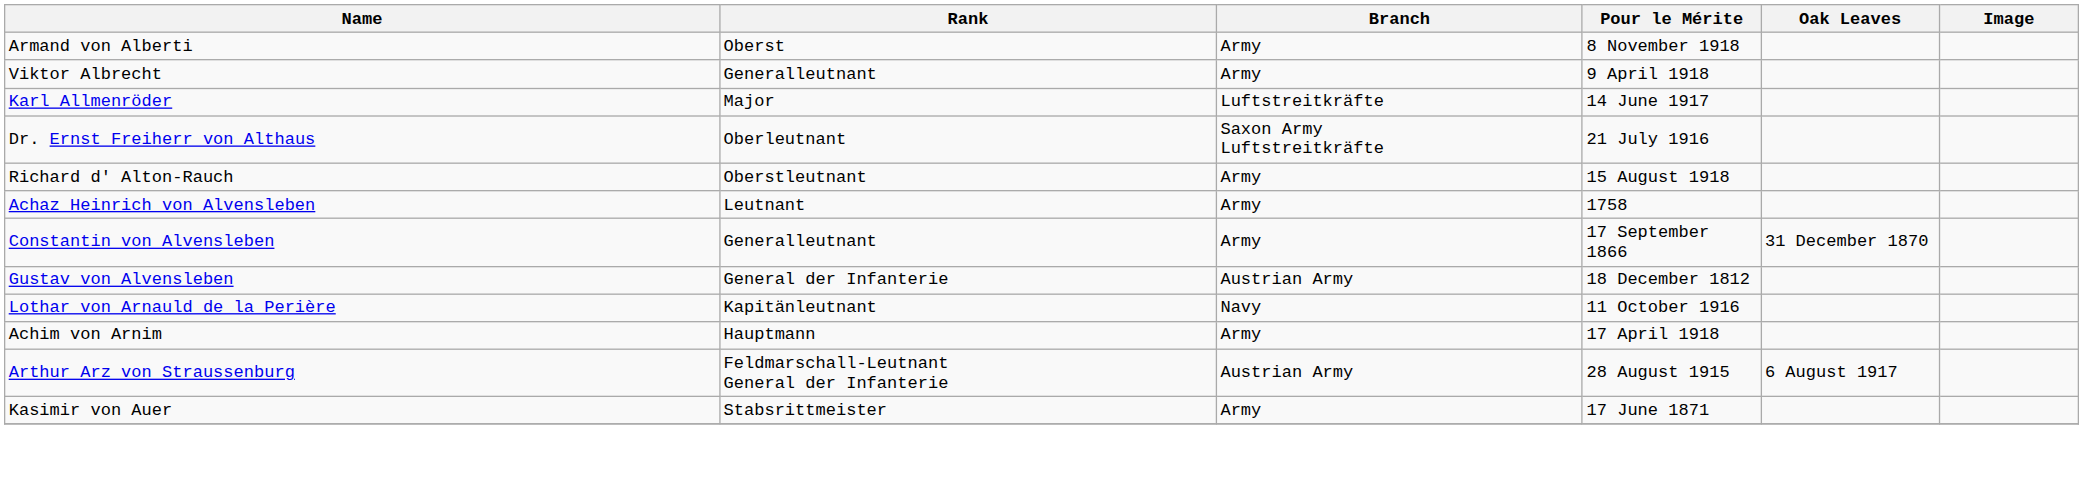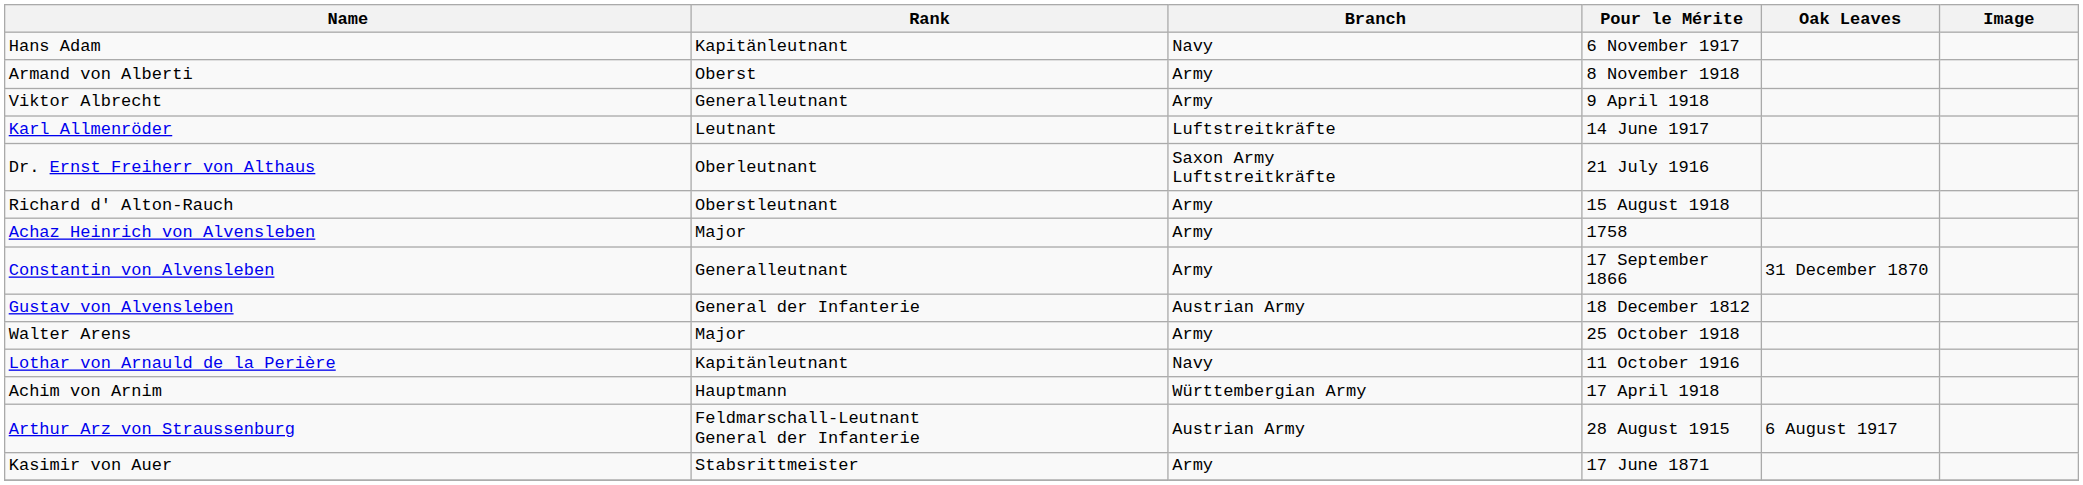+ row: (55, 46)
(749, 102) Major -> (736, 130) Leutnant
(764, 205) Leutnant -> (721, 232) Major
+ row: (70, 335)
(1241, 335) Army -> (1269, 391) Württembergian Army
